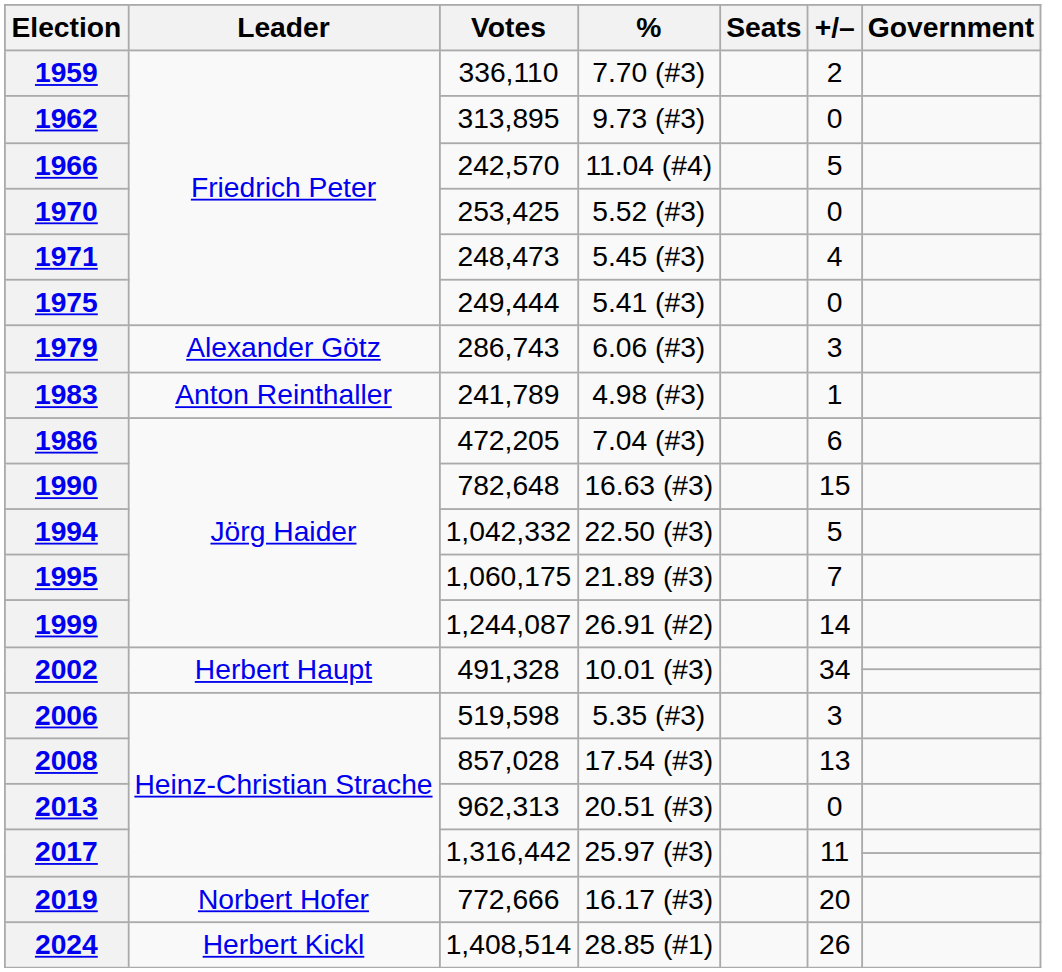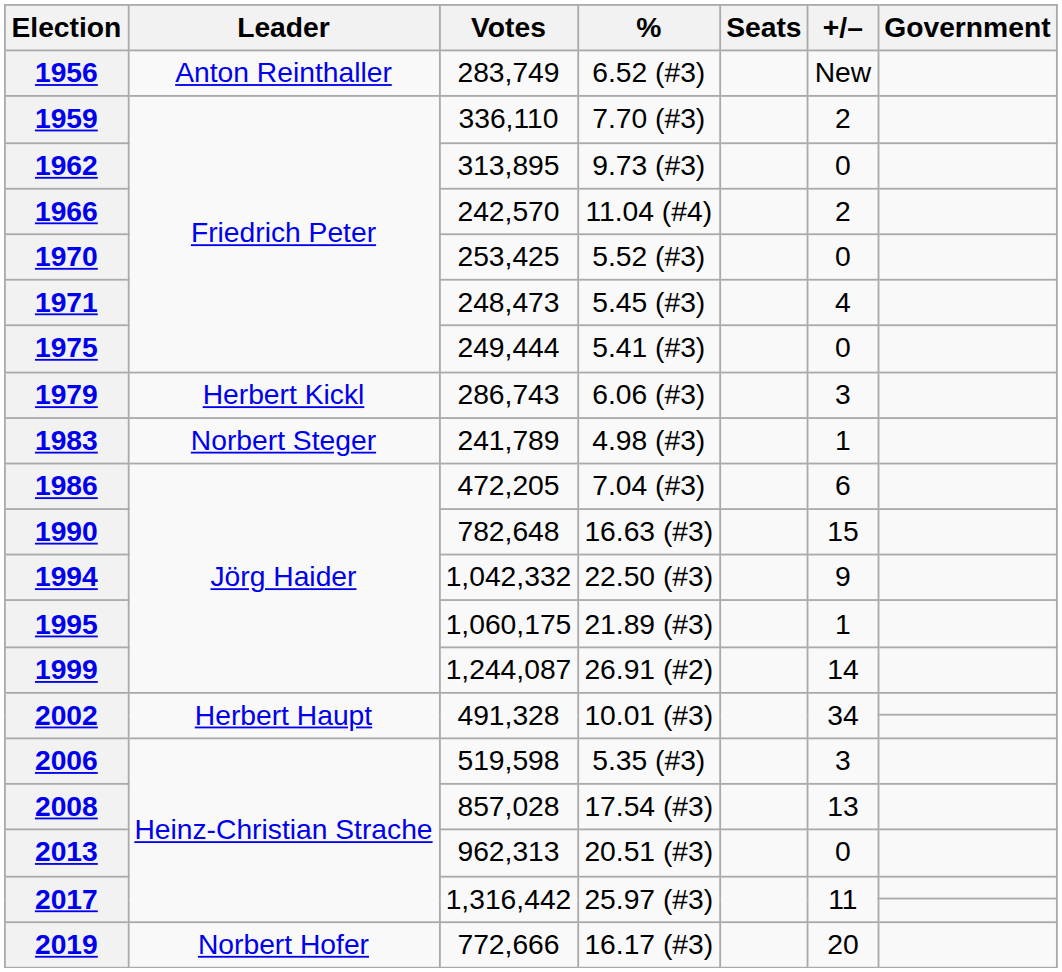+ row: (66, 72)
(835, 164) 5 -> (843, 210) 2
(283, 347) Alexander Götz -> (283, 393) Herbert Kickl
(283, 393) Anton Reinthaller -> (283, 439) Norbert Steger
(835, 531) 5 -> (843, 577) 9
(835, 577) 7 -> (843, 622) 1
- row: (66, 943)
